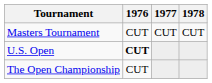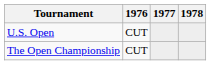- row: (53, 32)
(137, 51) bold -> (136, 32) normal
